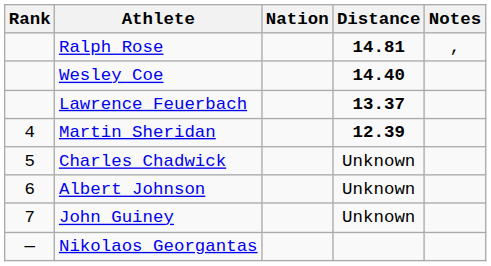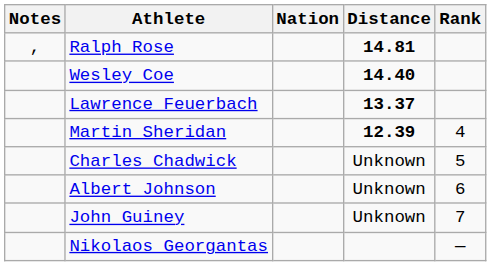columns swapped: (30, 19) <-> (455, 19)
